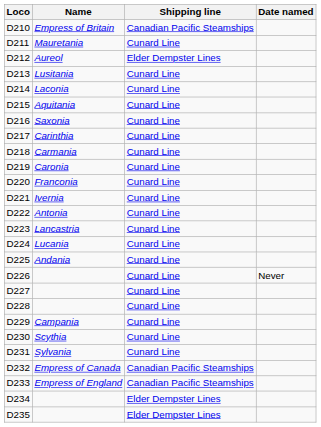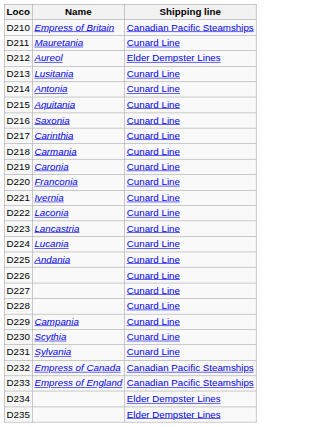- column: (286, 12)
(51, 89) Laconia -> (51, 89) Antonia
(51, 213) Antonia -> (51, 213) Laconia
